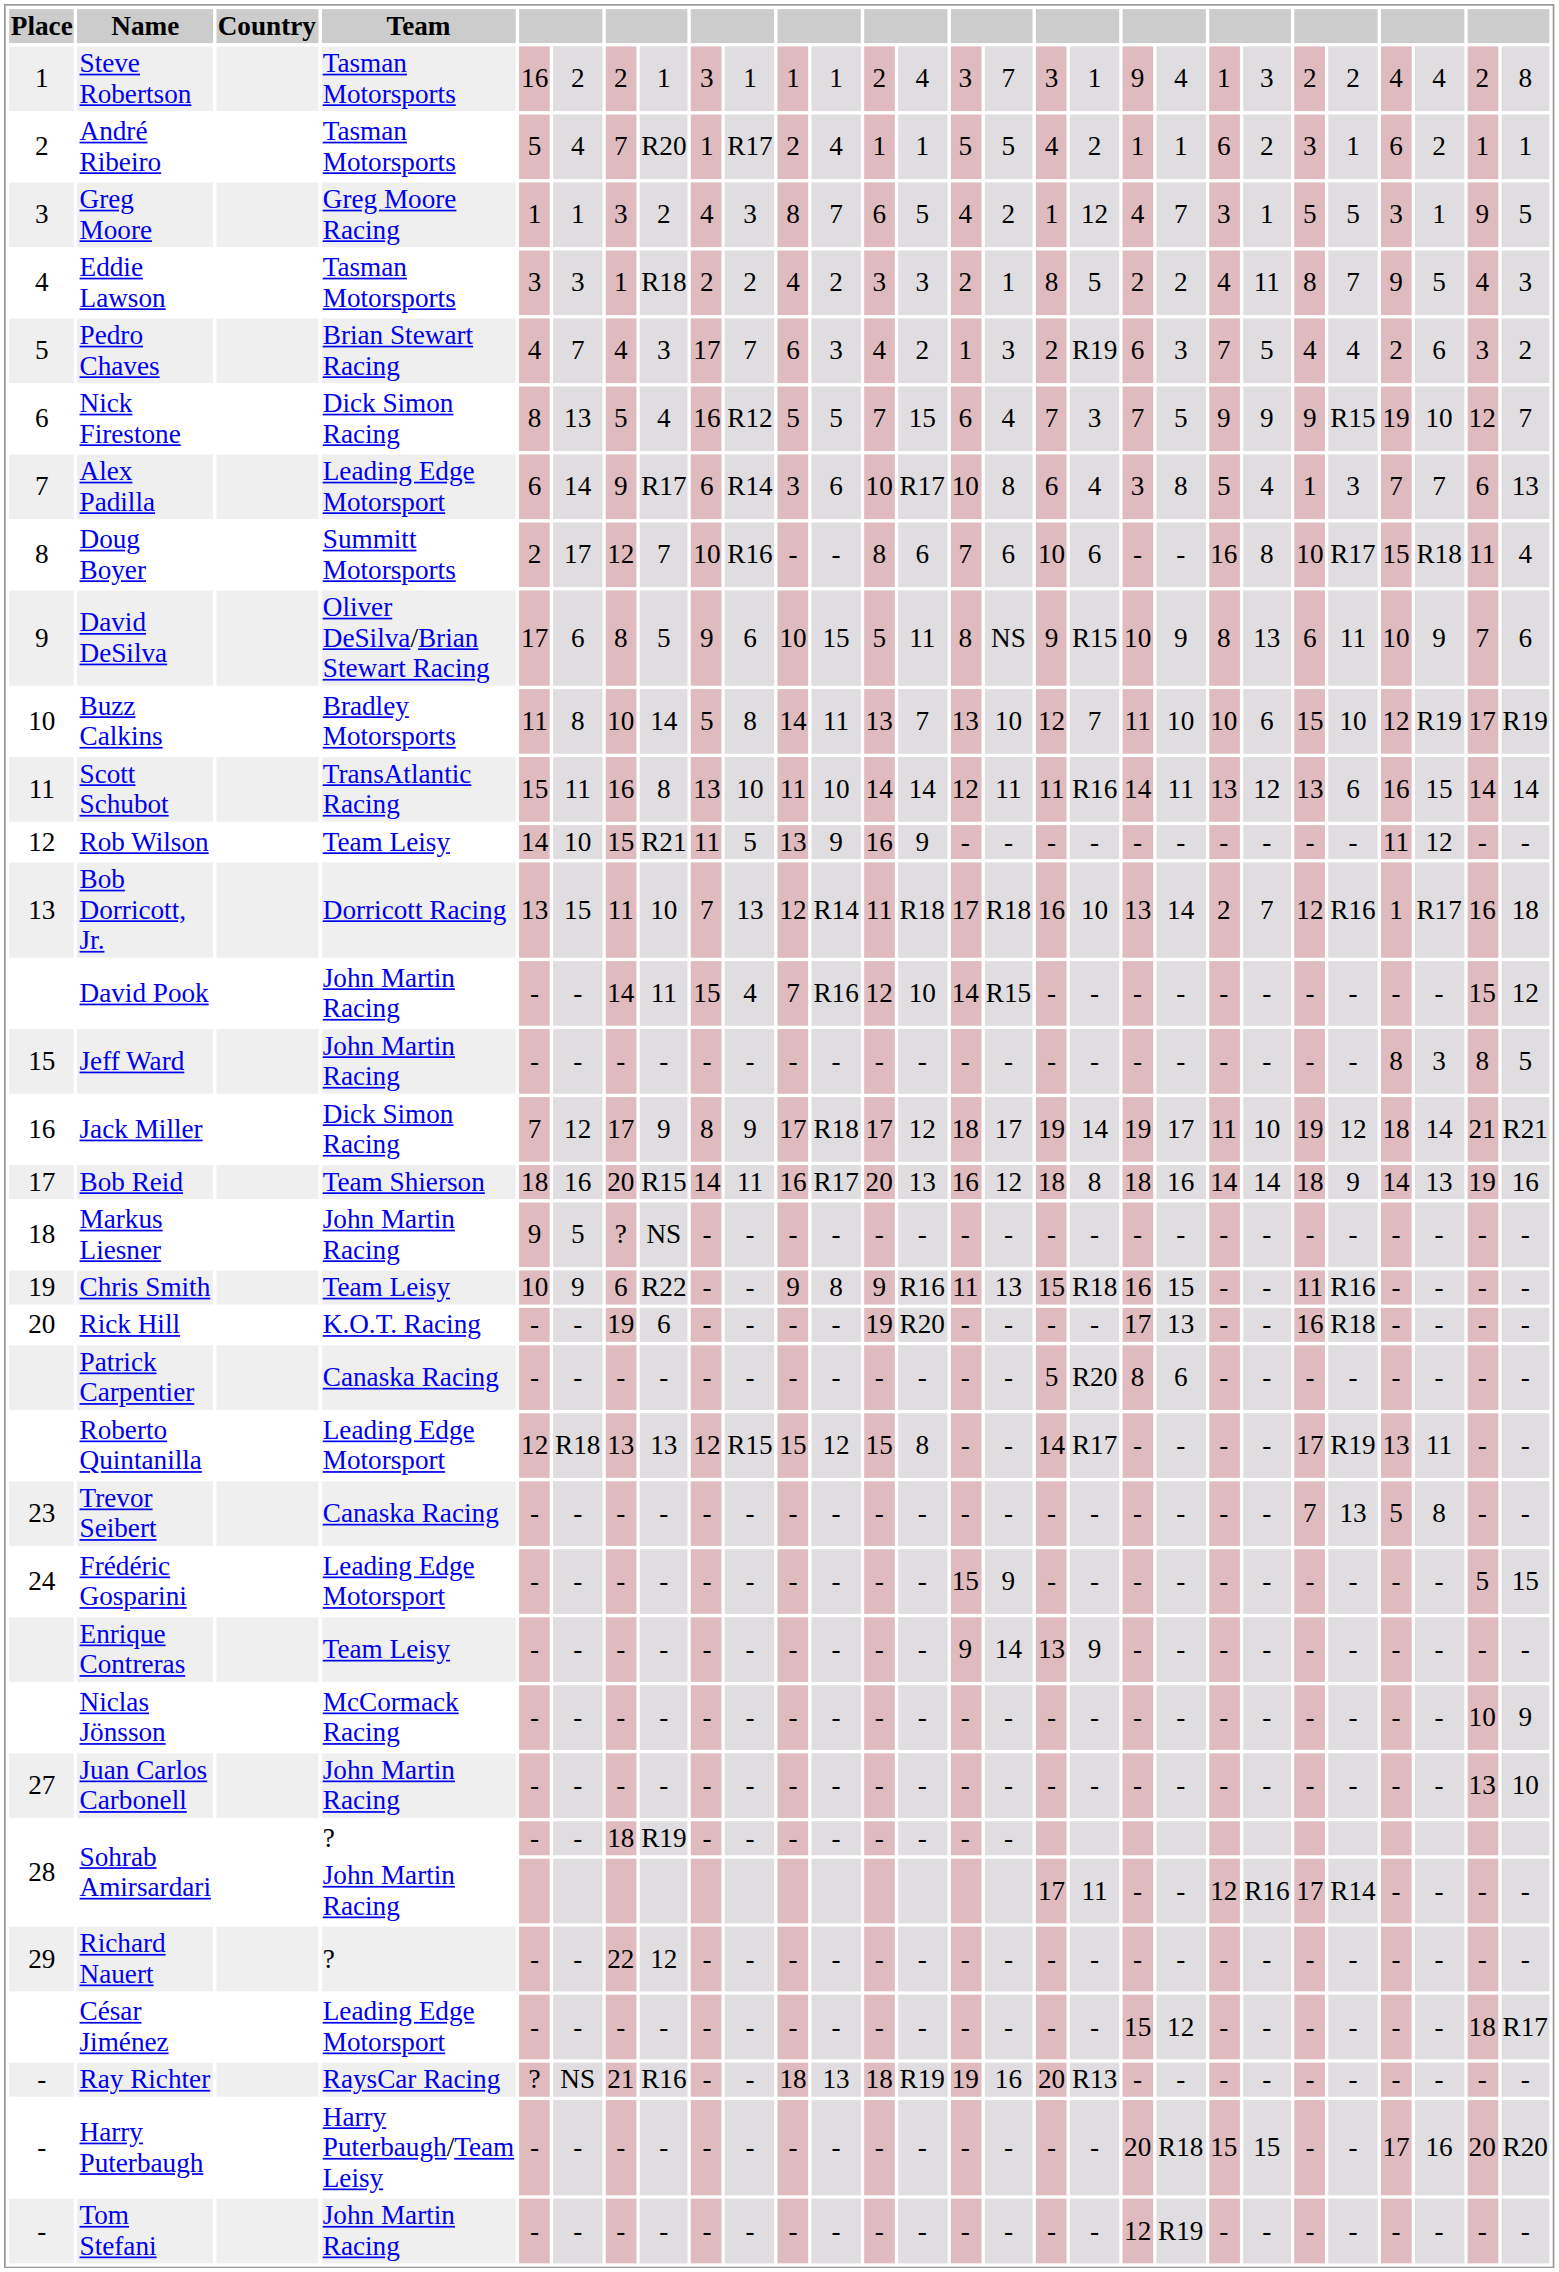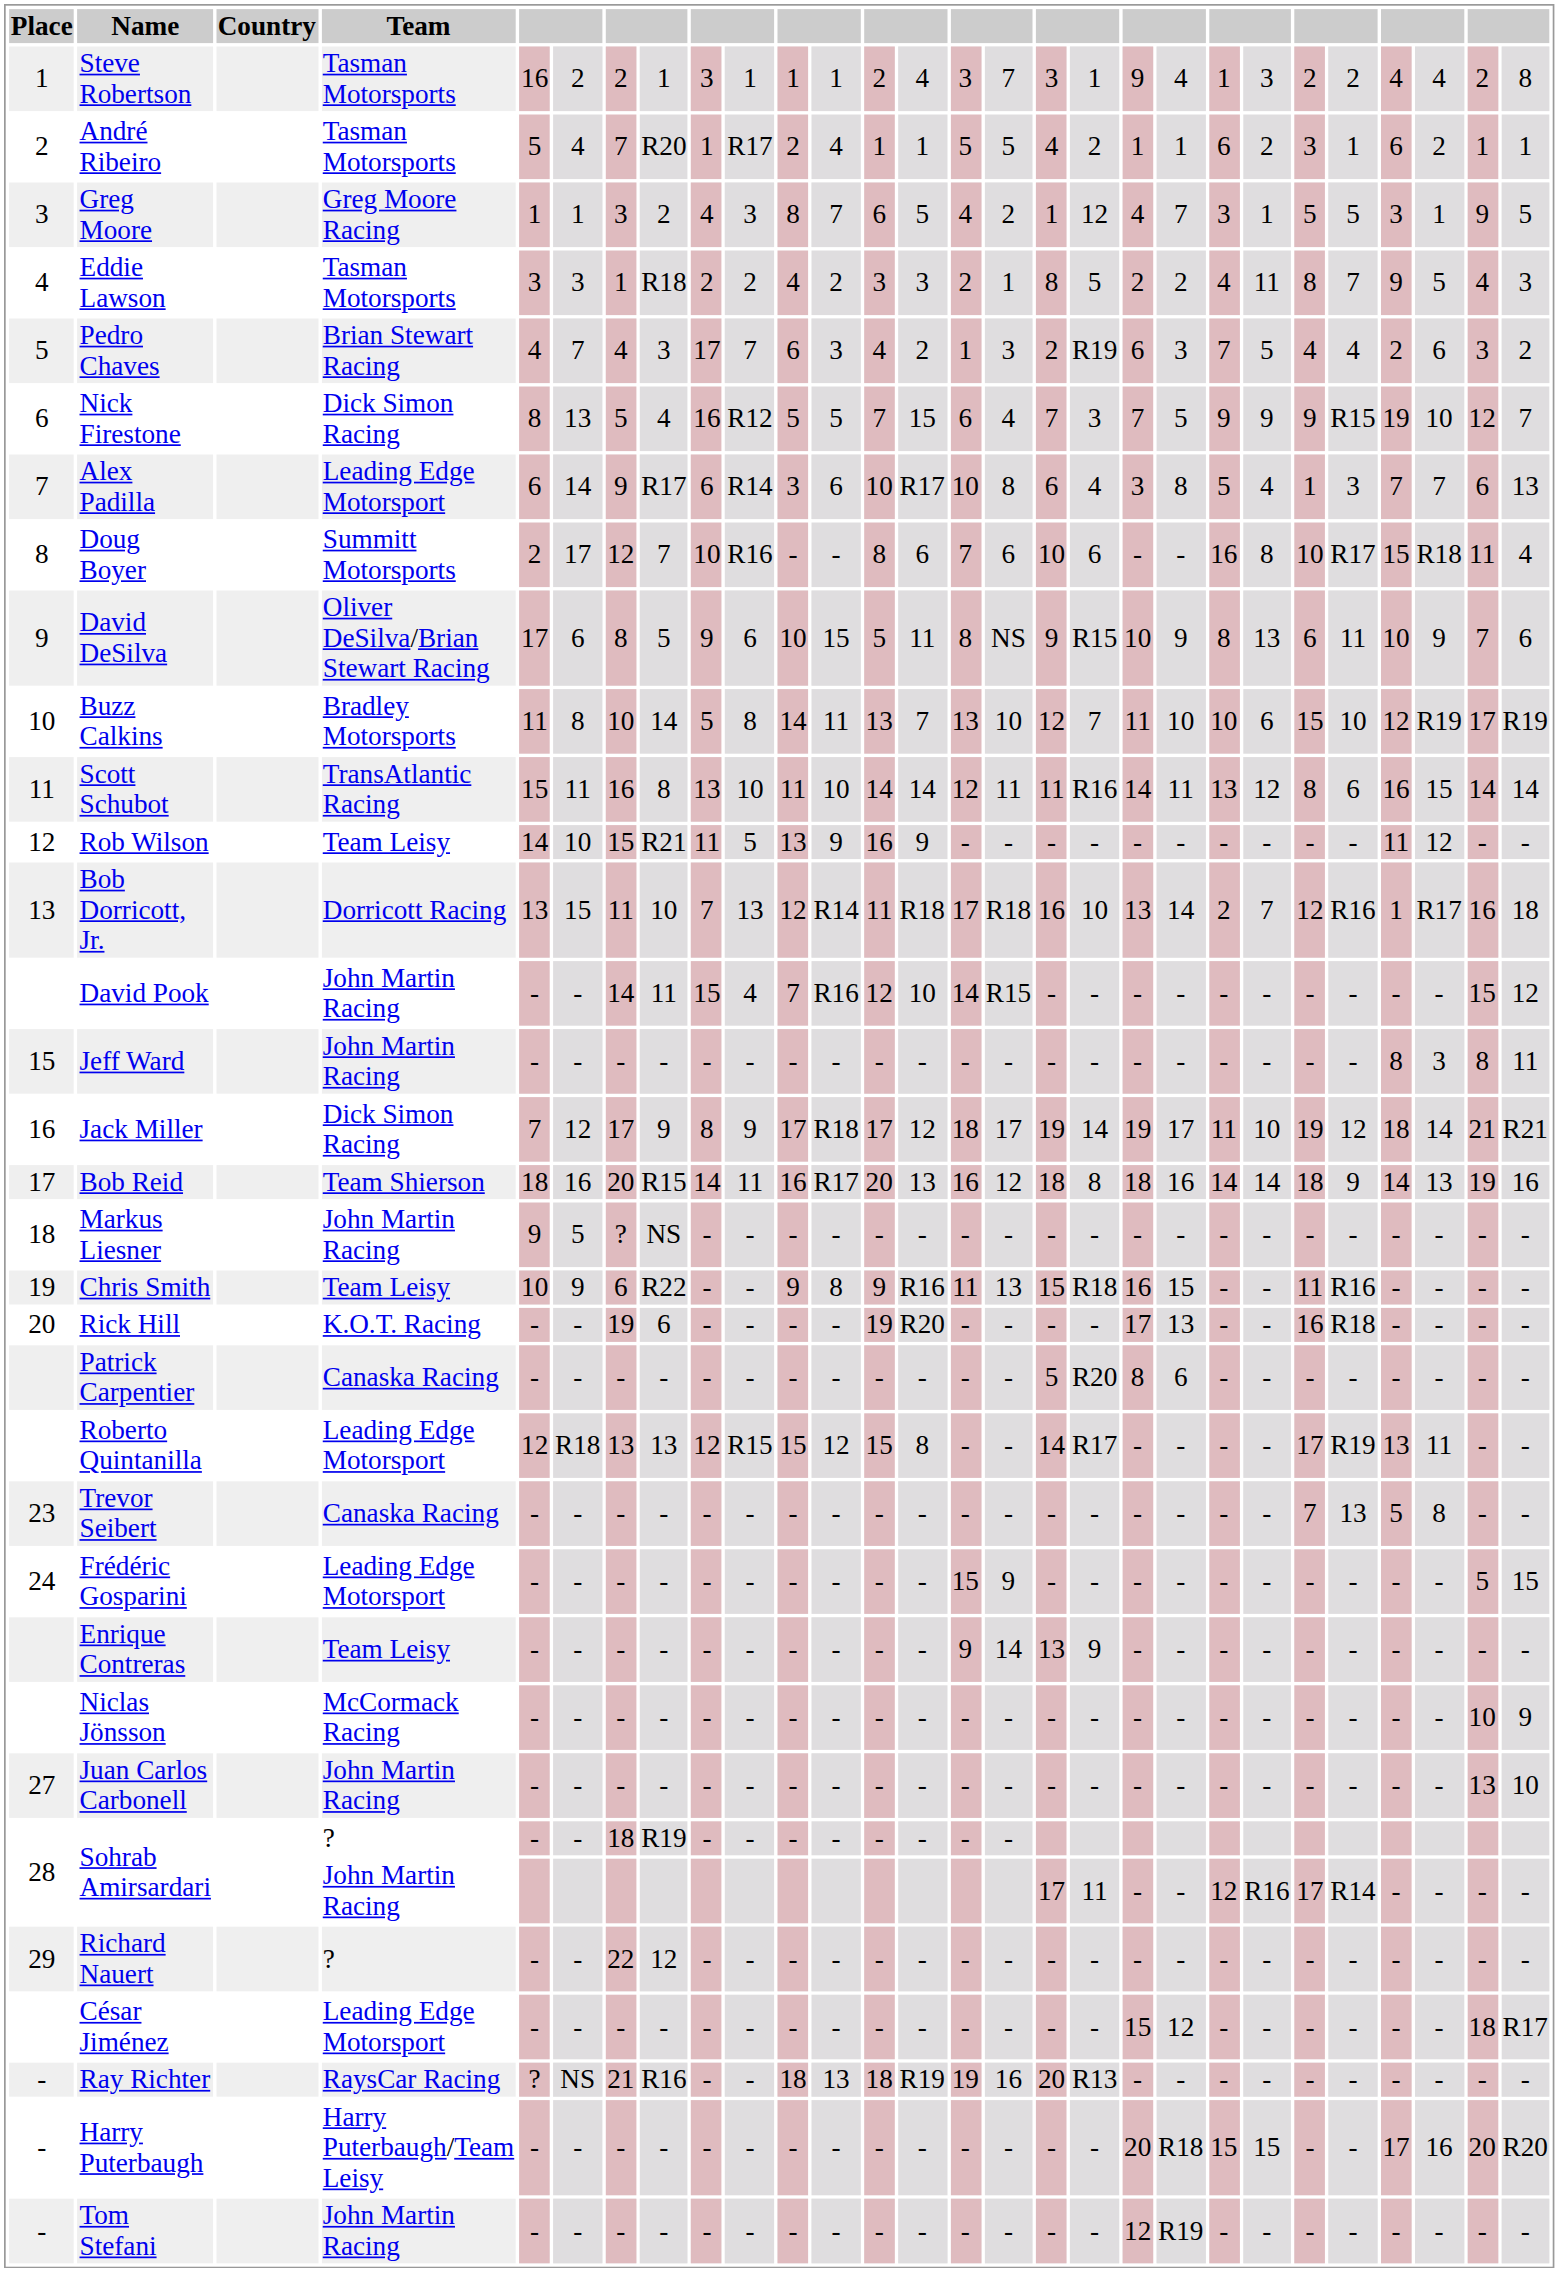(1310, 789) 13 -> (1310, 789) 8
(1525, 1061) 5 -> (1525, 1061) 11
